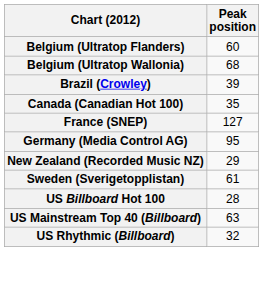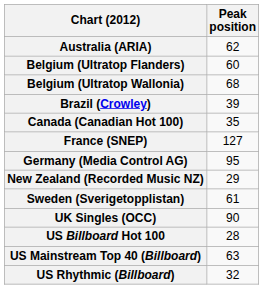+ row: (105, 46)
+ row: (105, 217)
